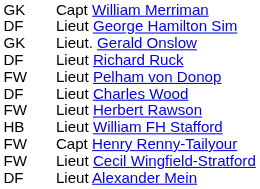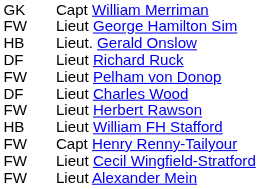(13, 26) DF -> (15, 26) FW
(14, 43) GK -> (14, 43) HB
(13, 177) DF -> (15, 177) FW
